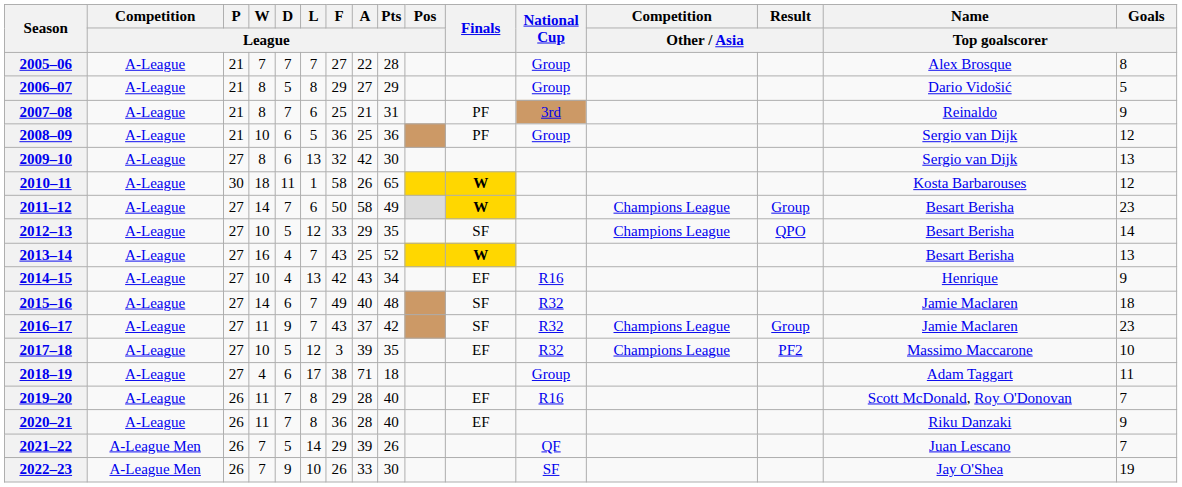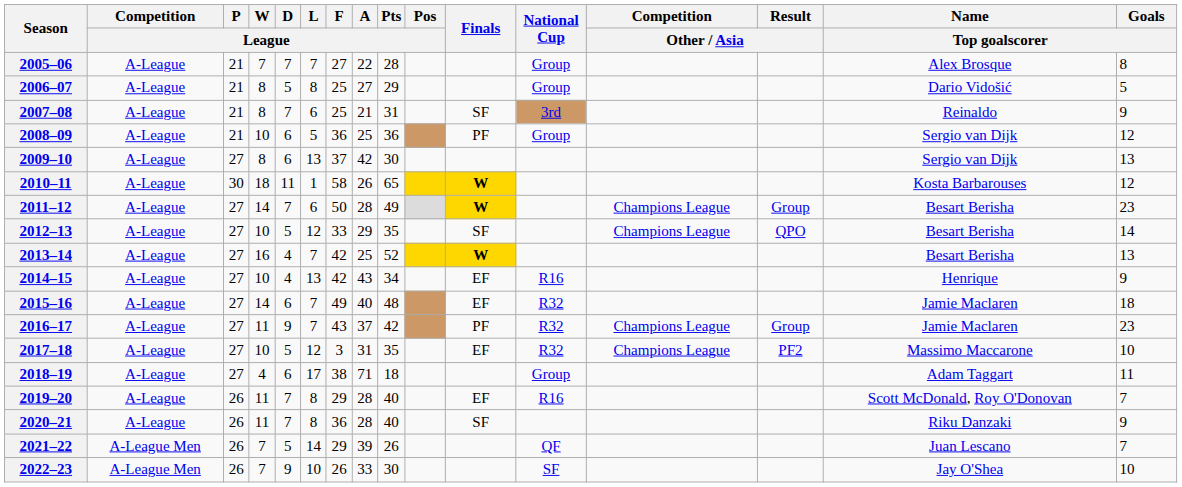(339, 87) 29 -> (339, 87) 25
(481, 111) PF -> (481, 111) SF
(339, 159) 32 -> (339, 159) 37
(365, 207) 58 -> (365, 207) 28
(339, 254) 43 -> (339, 254) 42
(481, 302) SF -> (481, 302) EF
(481, 326) SF -> (481, 326) PF
(365, 350) 39 -> (365, 350) 31
(481, 421) EF -> (481, 421) SF
(1127, 469) 19 -> (1127, 469) 10
